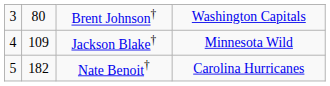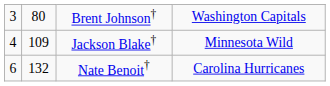(13, 68) 5 -> (13, 68) 6
(38, 68) 182 -> (38, 68) 132
